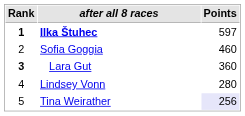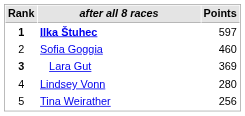(228, 67) 360 -> (228, 67) 369
(228, 102) lavender background -> (228, 102) no background
